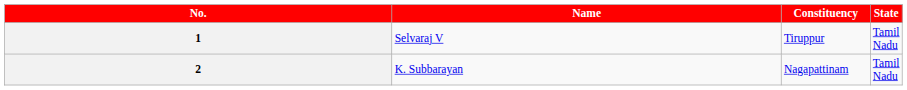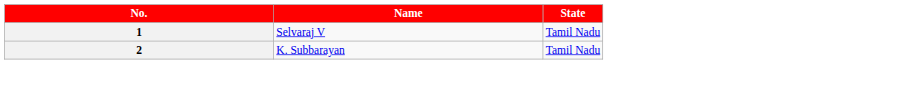- column: (826, 13)
